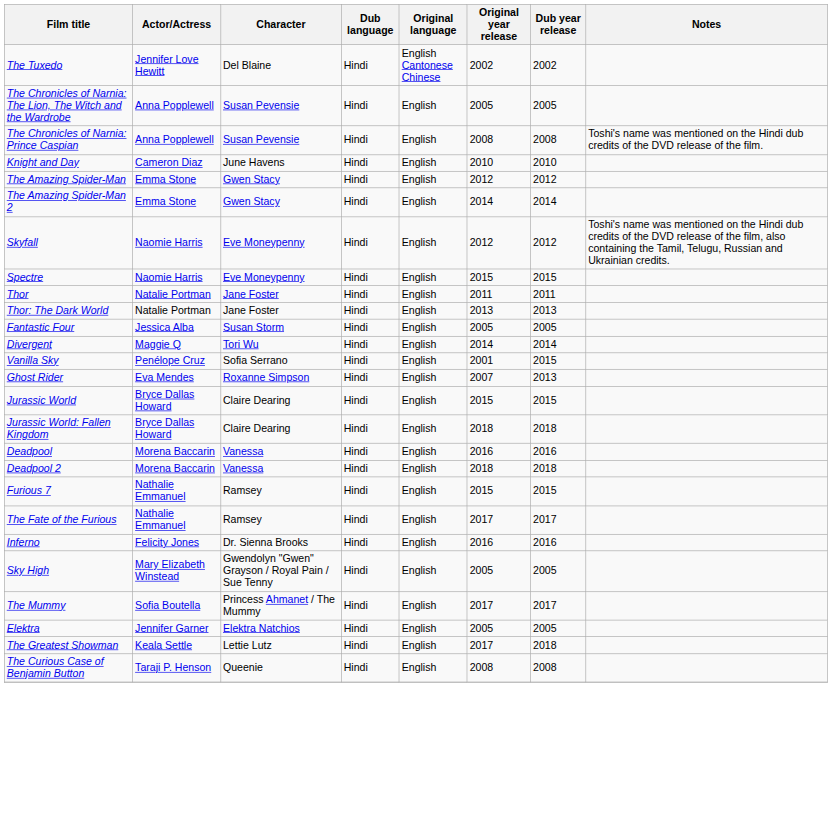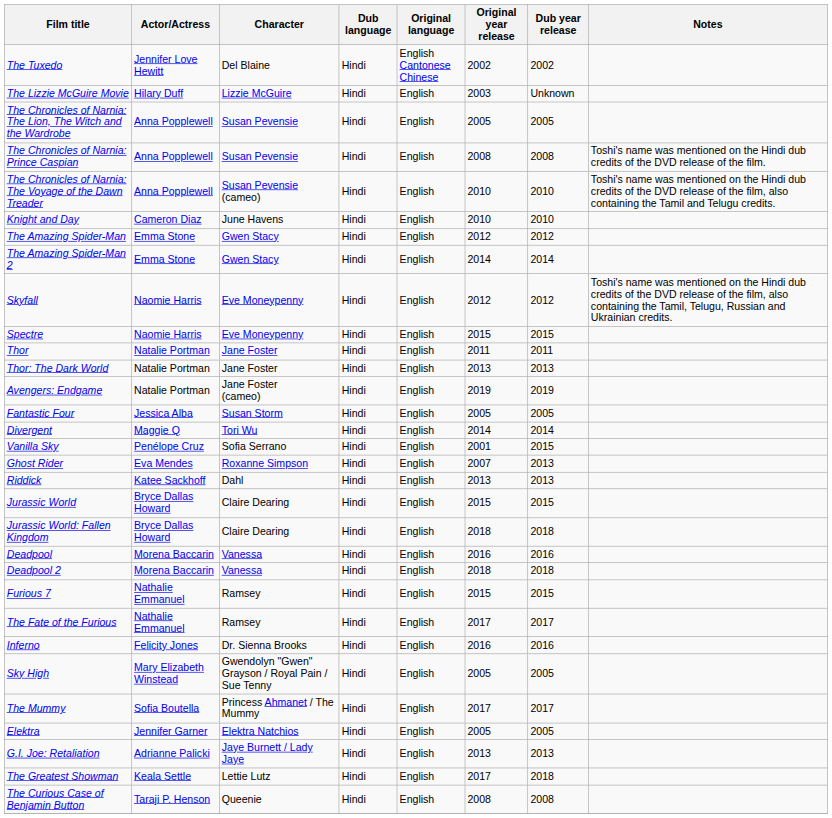+ row: (68, 93)
+ row: (67, 191)
+ row: (55, 390)
+ row: (24, 480)
+ row: (53, 753)
